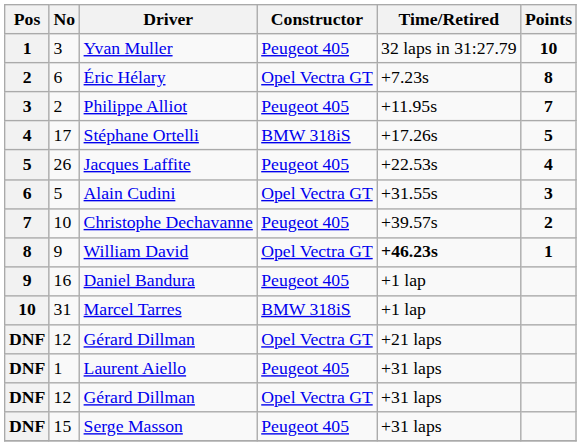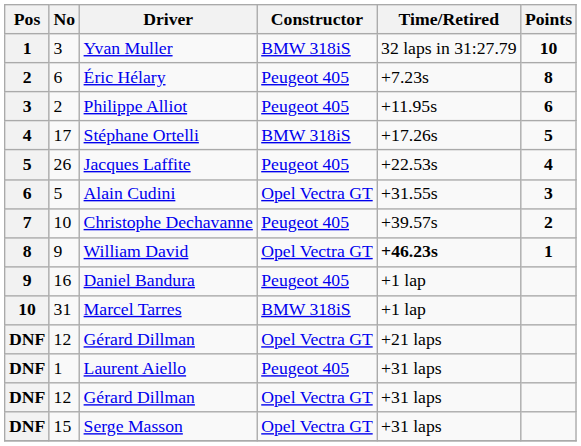(305, 47) Peugeot 405 -> (306, 47) BMW 318iS
(317, 77) Opel Vectra GT -> (305, 77) Peugeot 405
(548, 106) 7 -> (548, 106) 6
(305, 426) Peugeot 405 -> (317, 426) Opel Vectra GT
